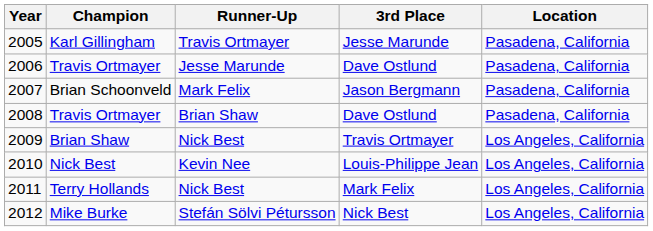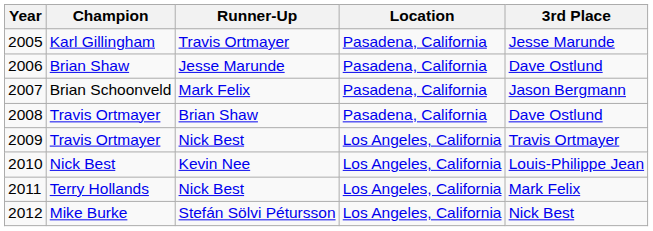columns swapped: (410, 16) <-> (565, 16)
(105, 66) Travis Ortmayer -> (89, 66) Brian Shaw
(89, 139) Brian Shaw -> (105, 139) Travis Ortmayer
